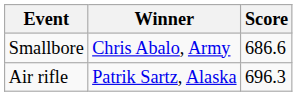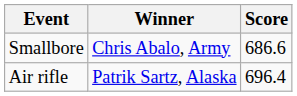(265, 76) 696.3 -> (265, 76) 696.4
